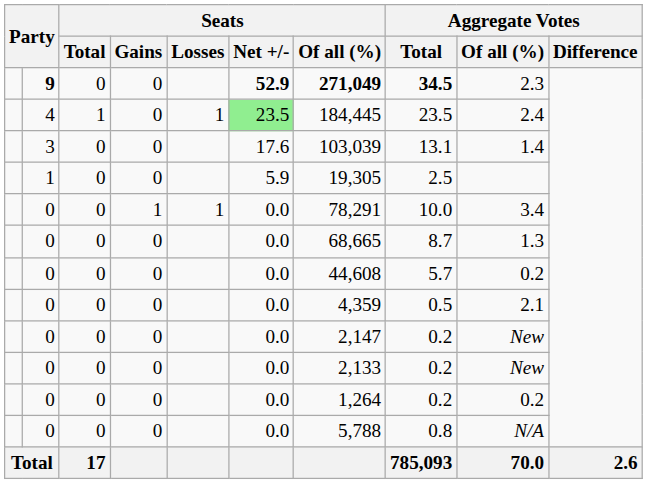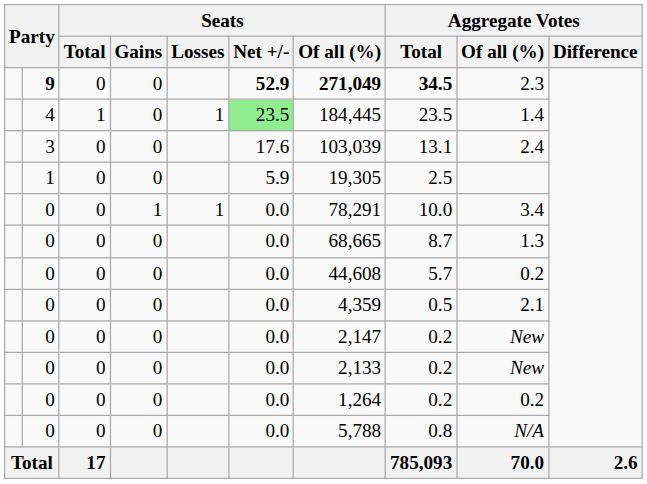(532, 115) 2.4 -> (532, 115) 1.4
(532, 146) 1.4 -> (532, 146) 2.4
